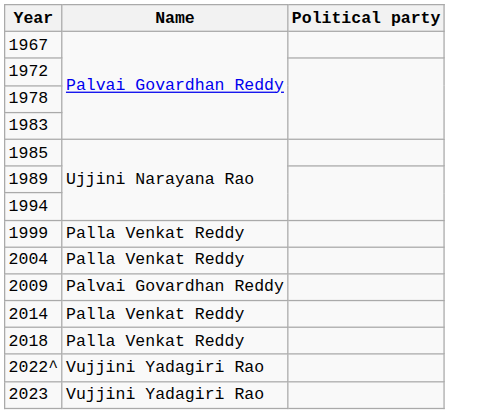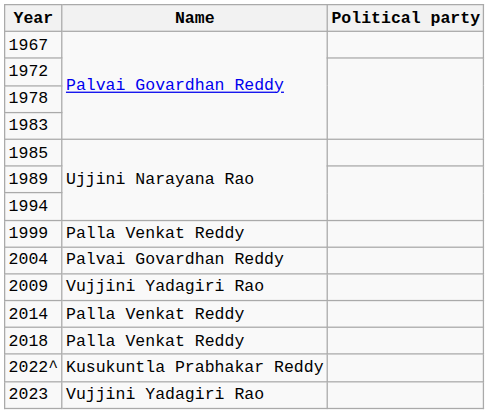(155, 260) Palla Venkat Reddy -> (175, 260) Palvai Govardhan Reddy
(175, 287) Palvai Govardhan Reddy -> (165, 287) Vujjini Yadagiri Rao
(165, 368) Vujjini Yadagiri Rao -> (195, 368) Kusukuntla Prabhakar Reddy
